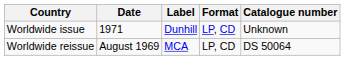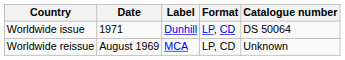(266, 30) Unknown -> (267, 30) DS 50064
(267, 47) DS 50064 -> (266, 47) Unknown
